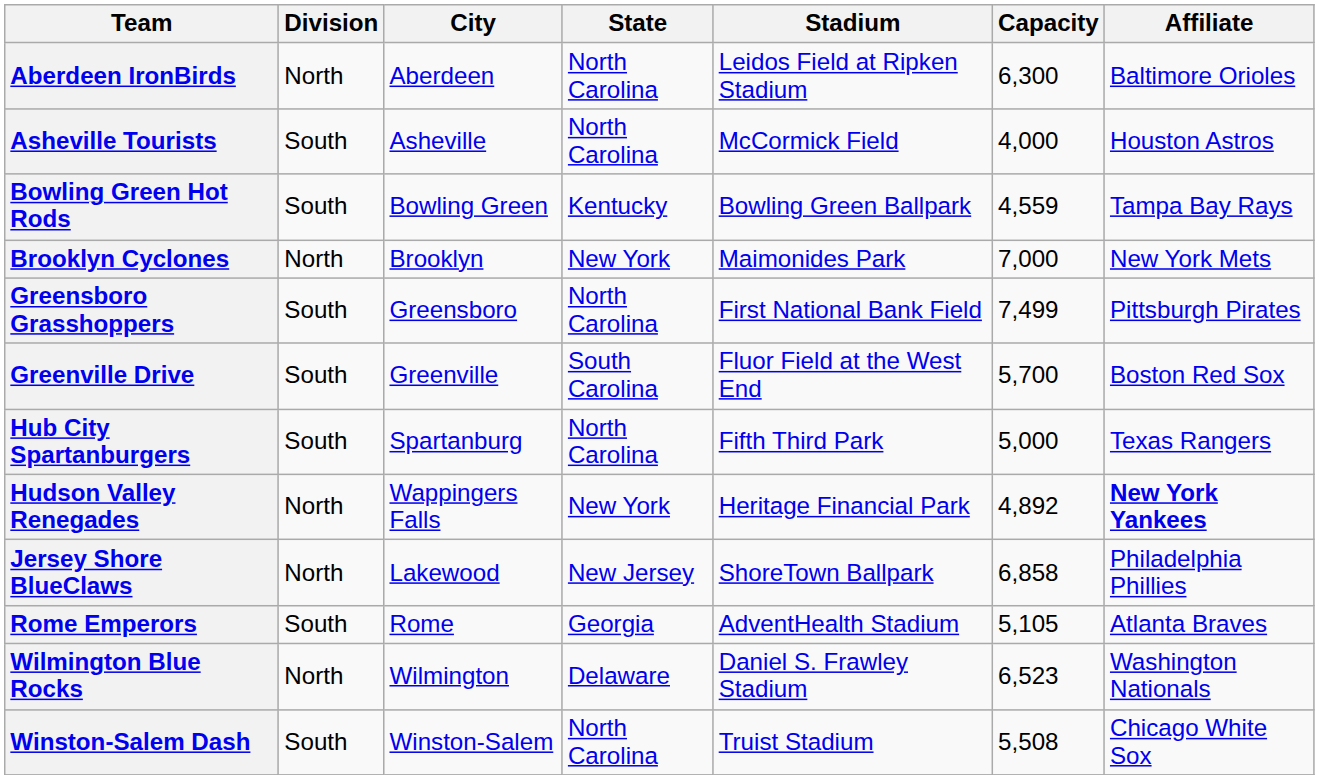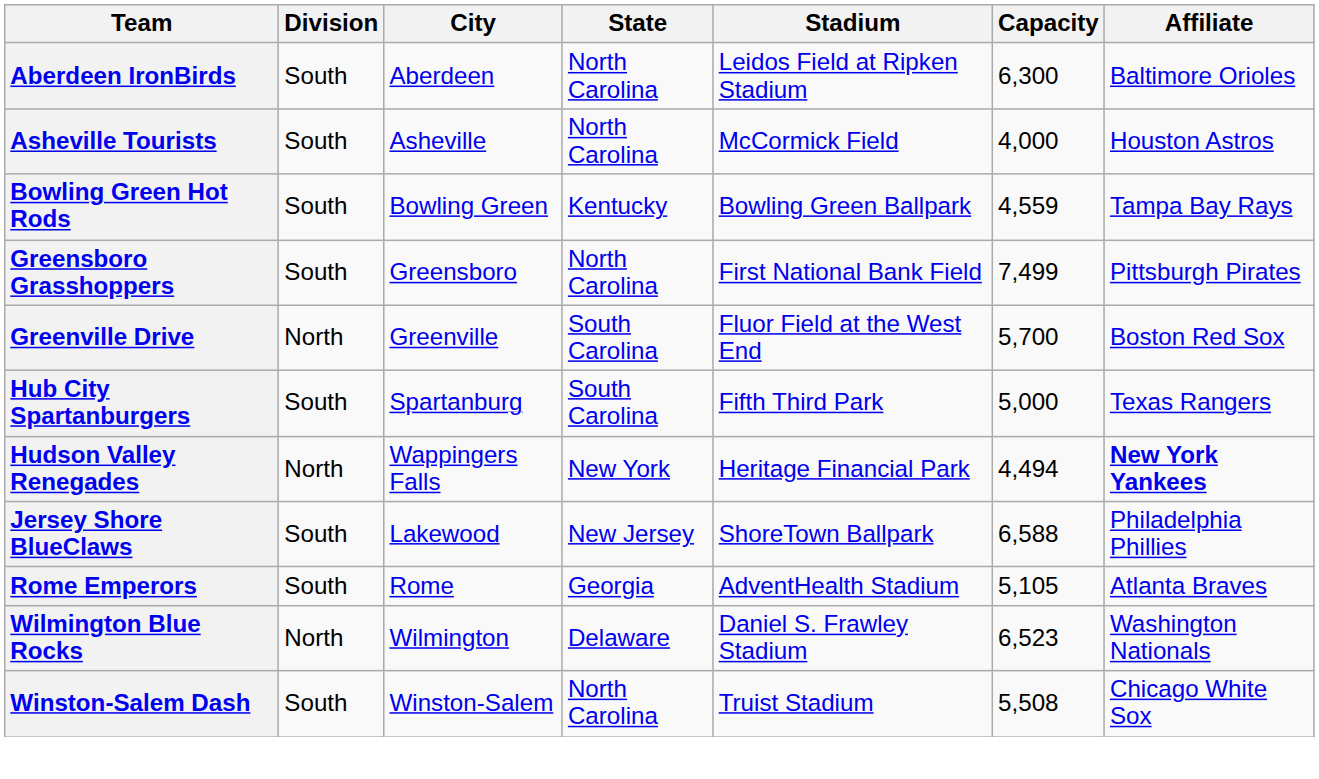(314, 75) North -> (316, 75) South
- row: (120, 258)
(316, 375) South -> (314, 337) North
(613, 441) North Carolina -> (613, 403) South Carolina
(1028, 506) 4,892 -> (1028, 468) 4,494
(314, 572) North -> (316, 534) South
(1028, 572) 6,858 -> (1028, 534) 6,588
